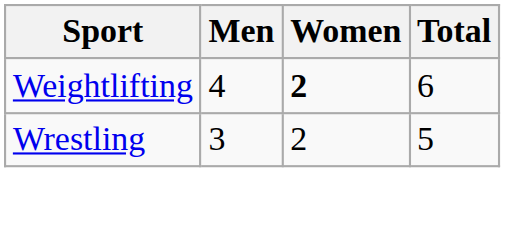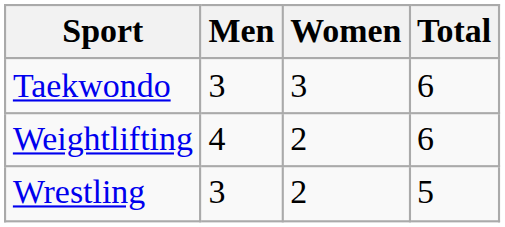+ row: (92, 85)
(299, 85) bold -> (299, 138) normal
